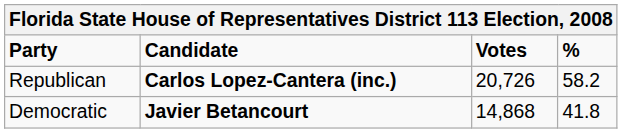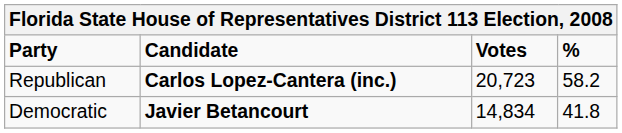(505, 81) 20,726 -> (505, 81) 20,723
(505, 111) 14,868 -> (505, 111) 14,834
